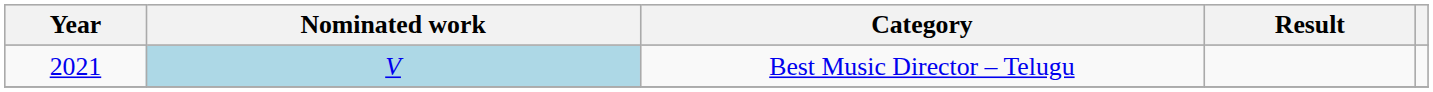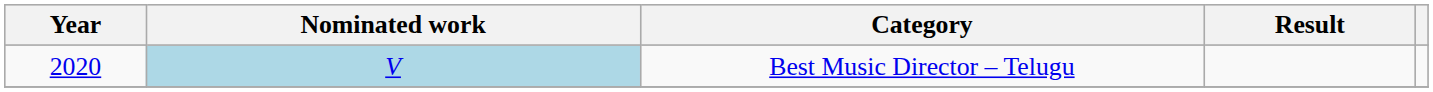(75, 65) 2021 -> (75, 65) 2020
